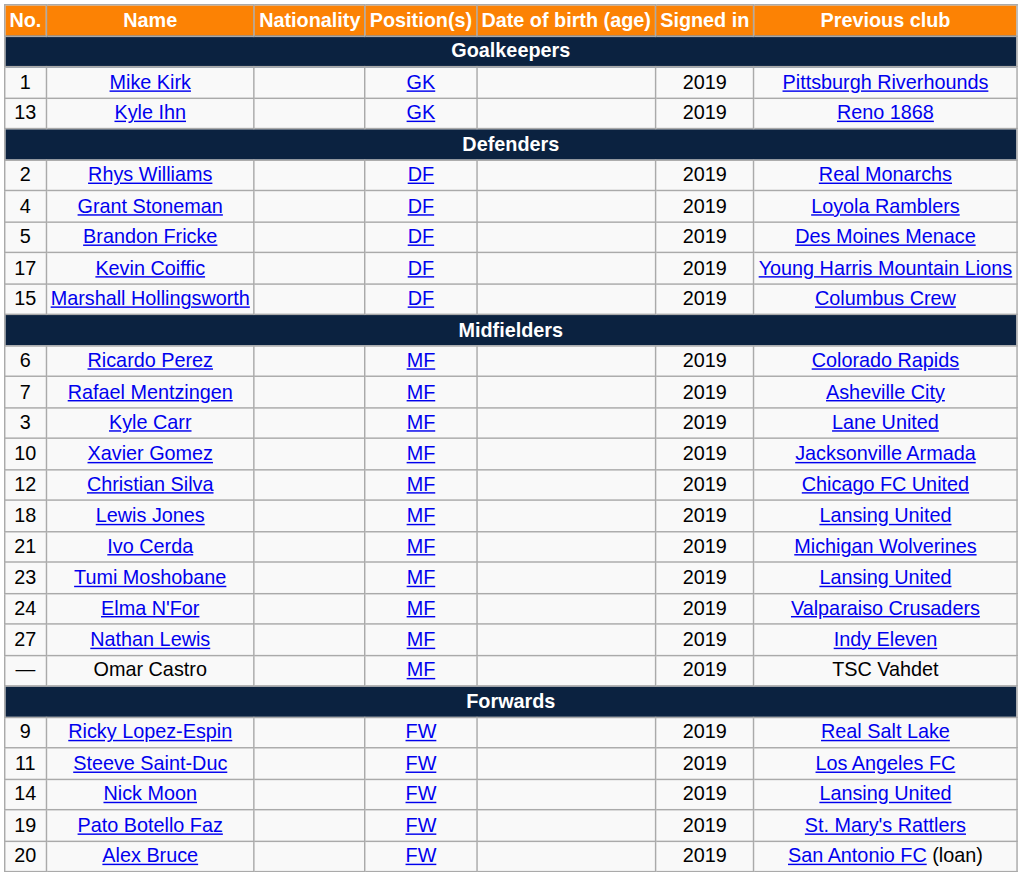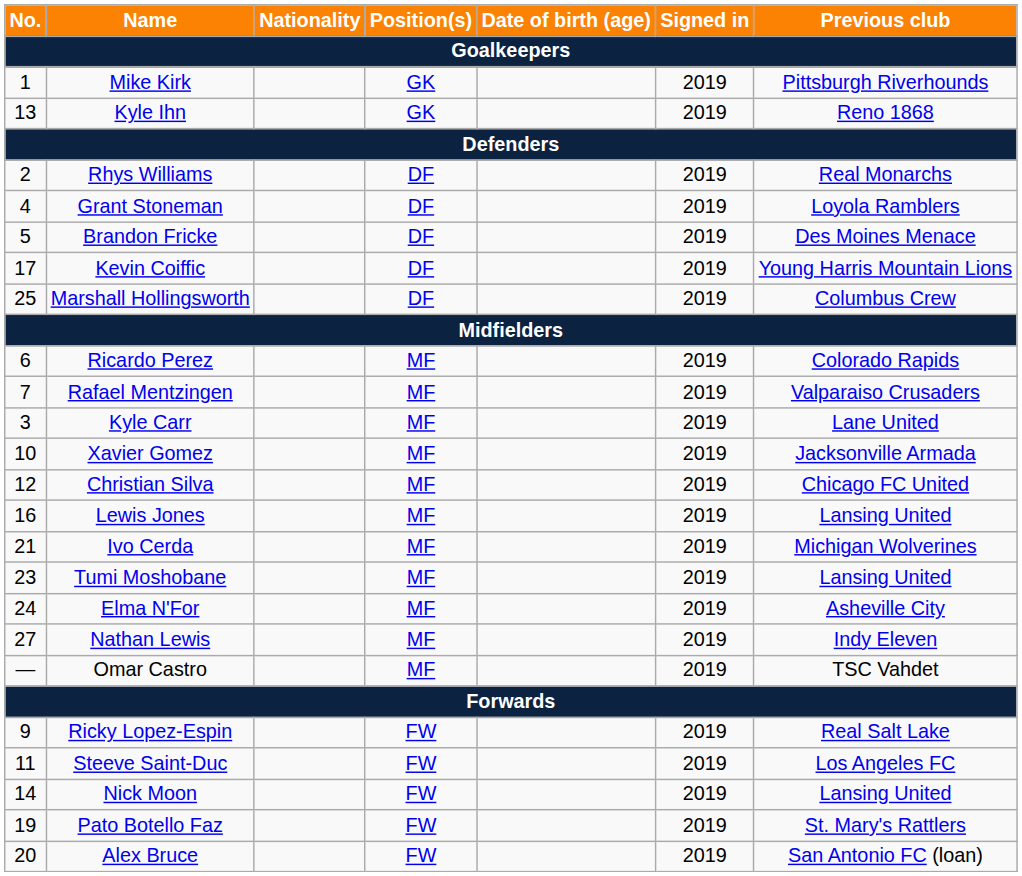(25, 299) 15 -> (25, 299) 25
(885, 391) Asheville City -> (885, 391) Valparaiso Crusaders
(25, 515) 18 -> (25, 515) 16
(885, 608) Valparaiso Crusaders -> (885, 608) Asheville City
